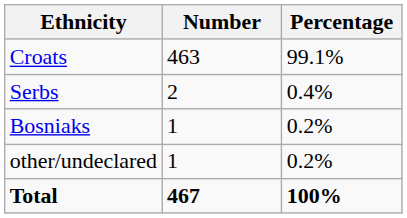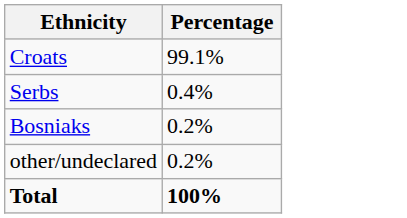- column: (222, 21)
